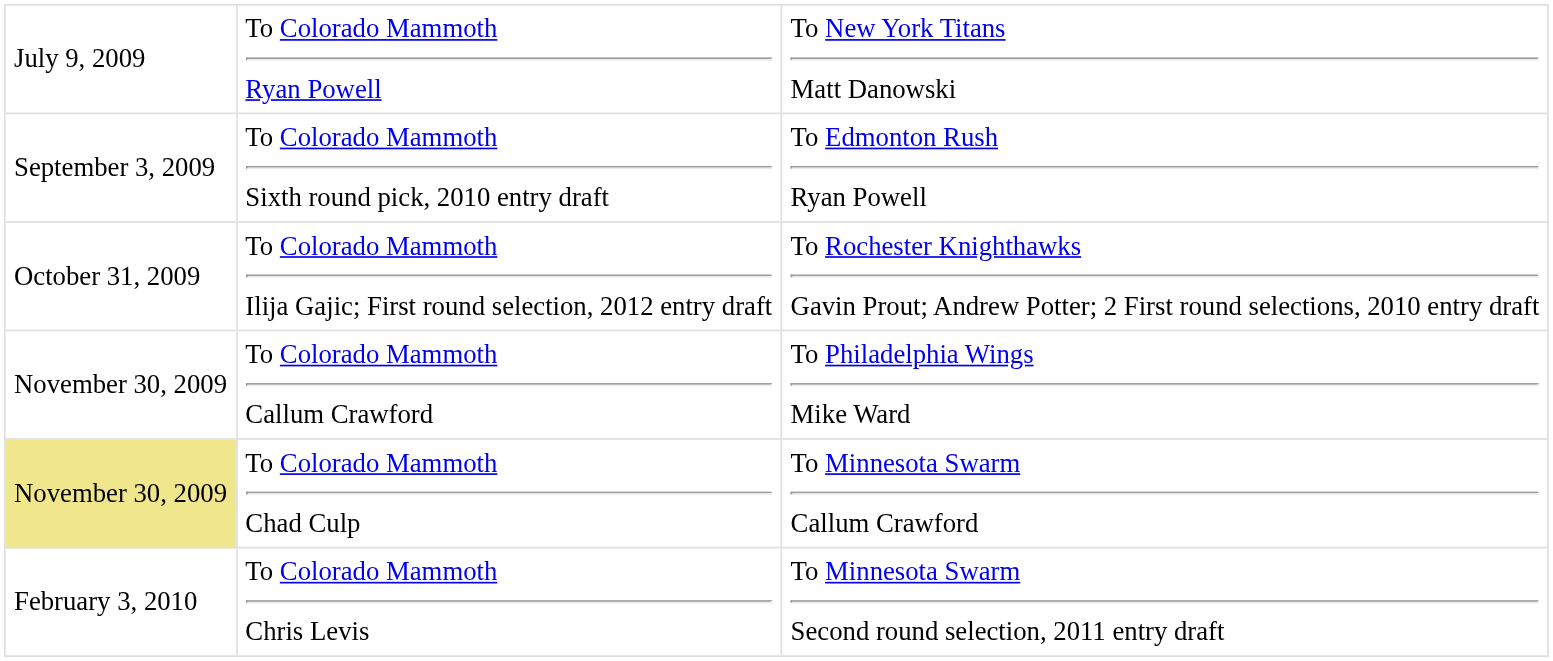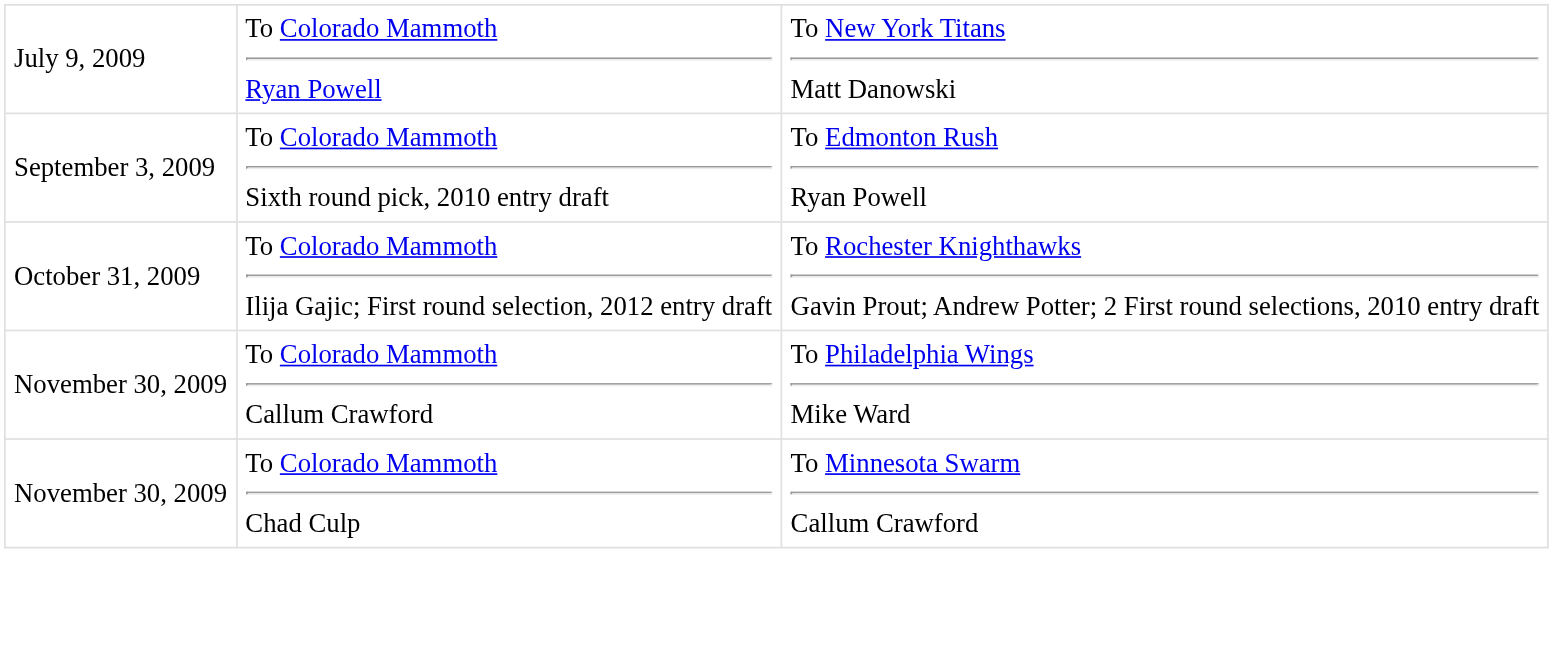(121, 492) khaki background -> (121, 492) no background
- row: (509, 601)
